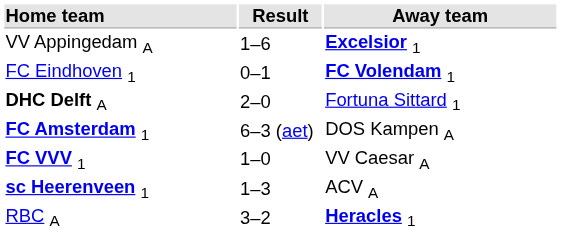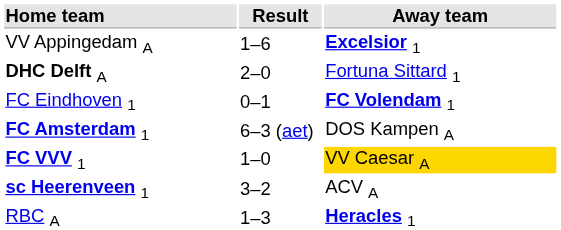rows swapped: (56, 102) <-> (71, 73)
(377, 160) no background -> (377, 160) gold background
(255, 188) 1–3 -> (255, 188) 3–2
(255, 217) 3–2 -> (255, 217) 1–3
